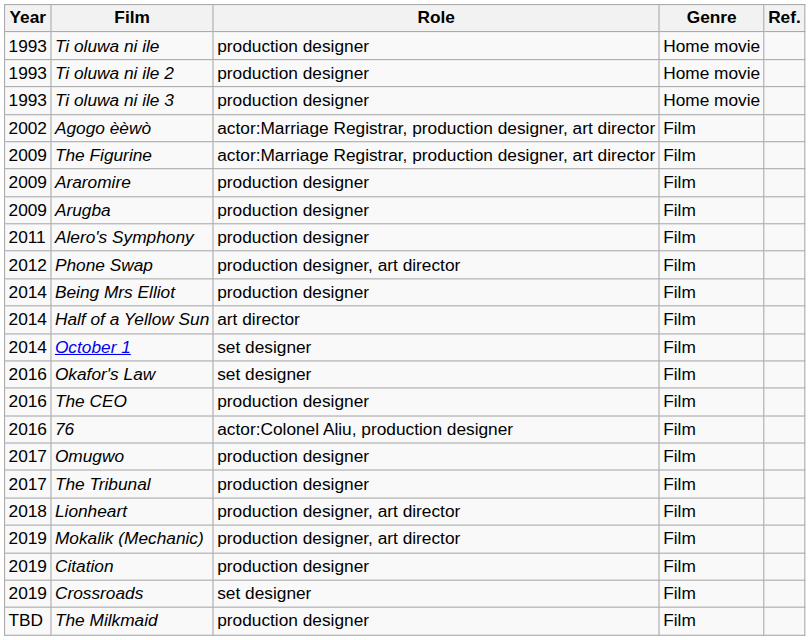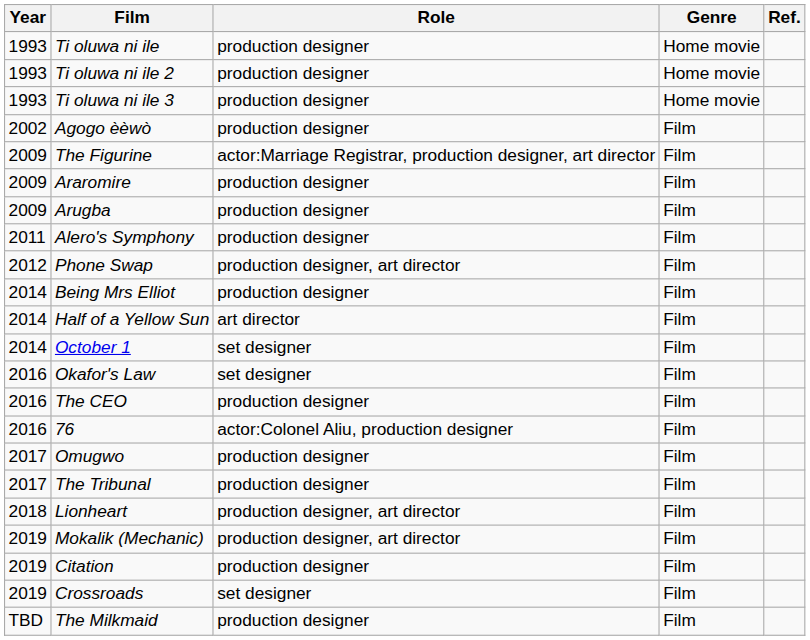(436, 127) actor:Marriage Registrar, production designer, art director -> (293, 127) production designer
